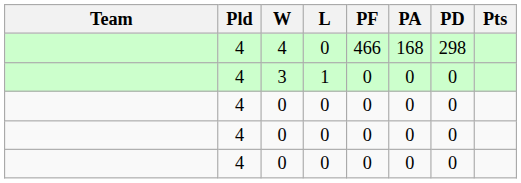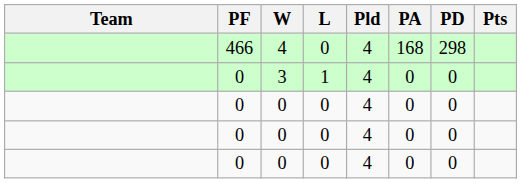columns swapped: (239, 18) <-> (367, 18)
